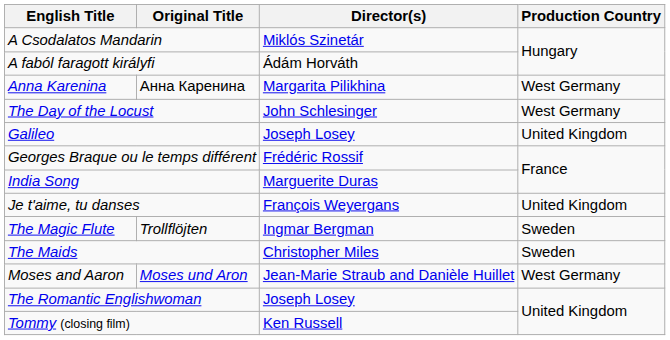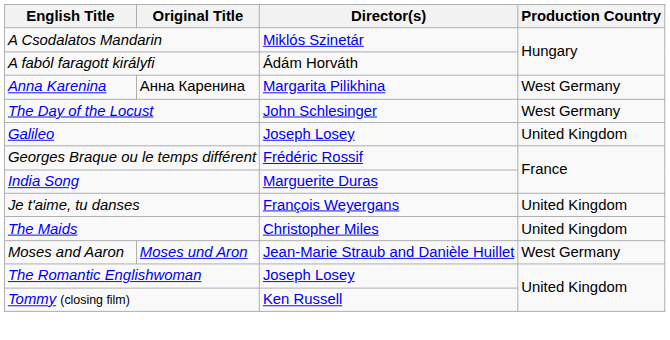- row: (61, 228)
(548, 252) Sweden -> (574, 228) United Kingdom
